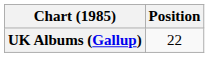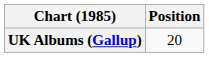(175, 40) 22 -> (175, 40) 20
